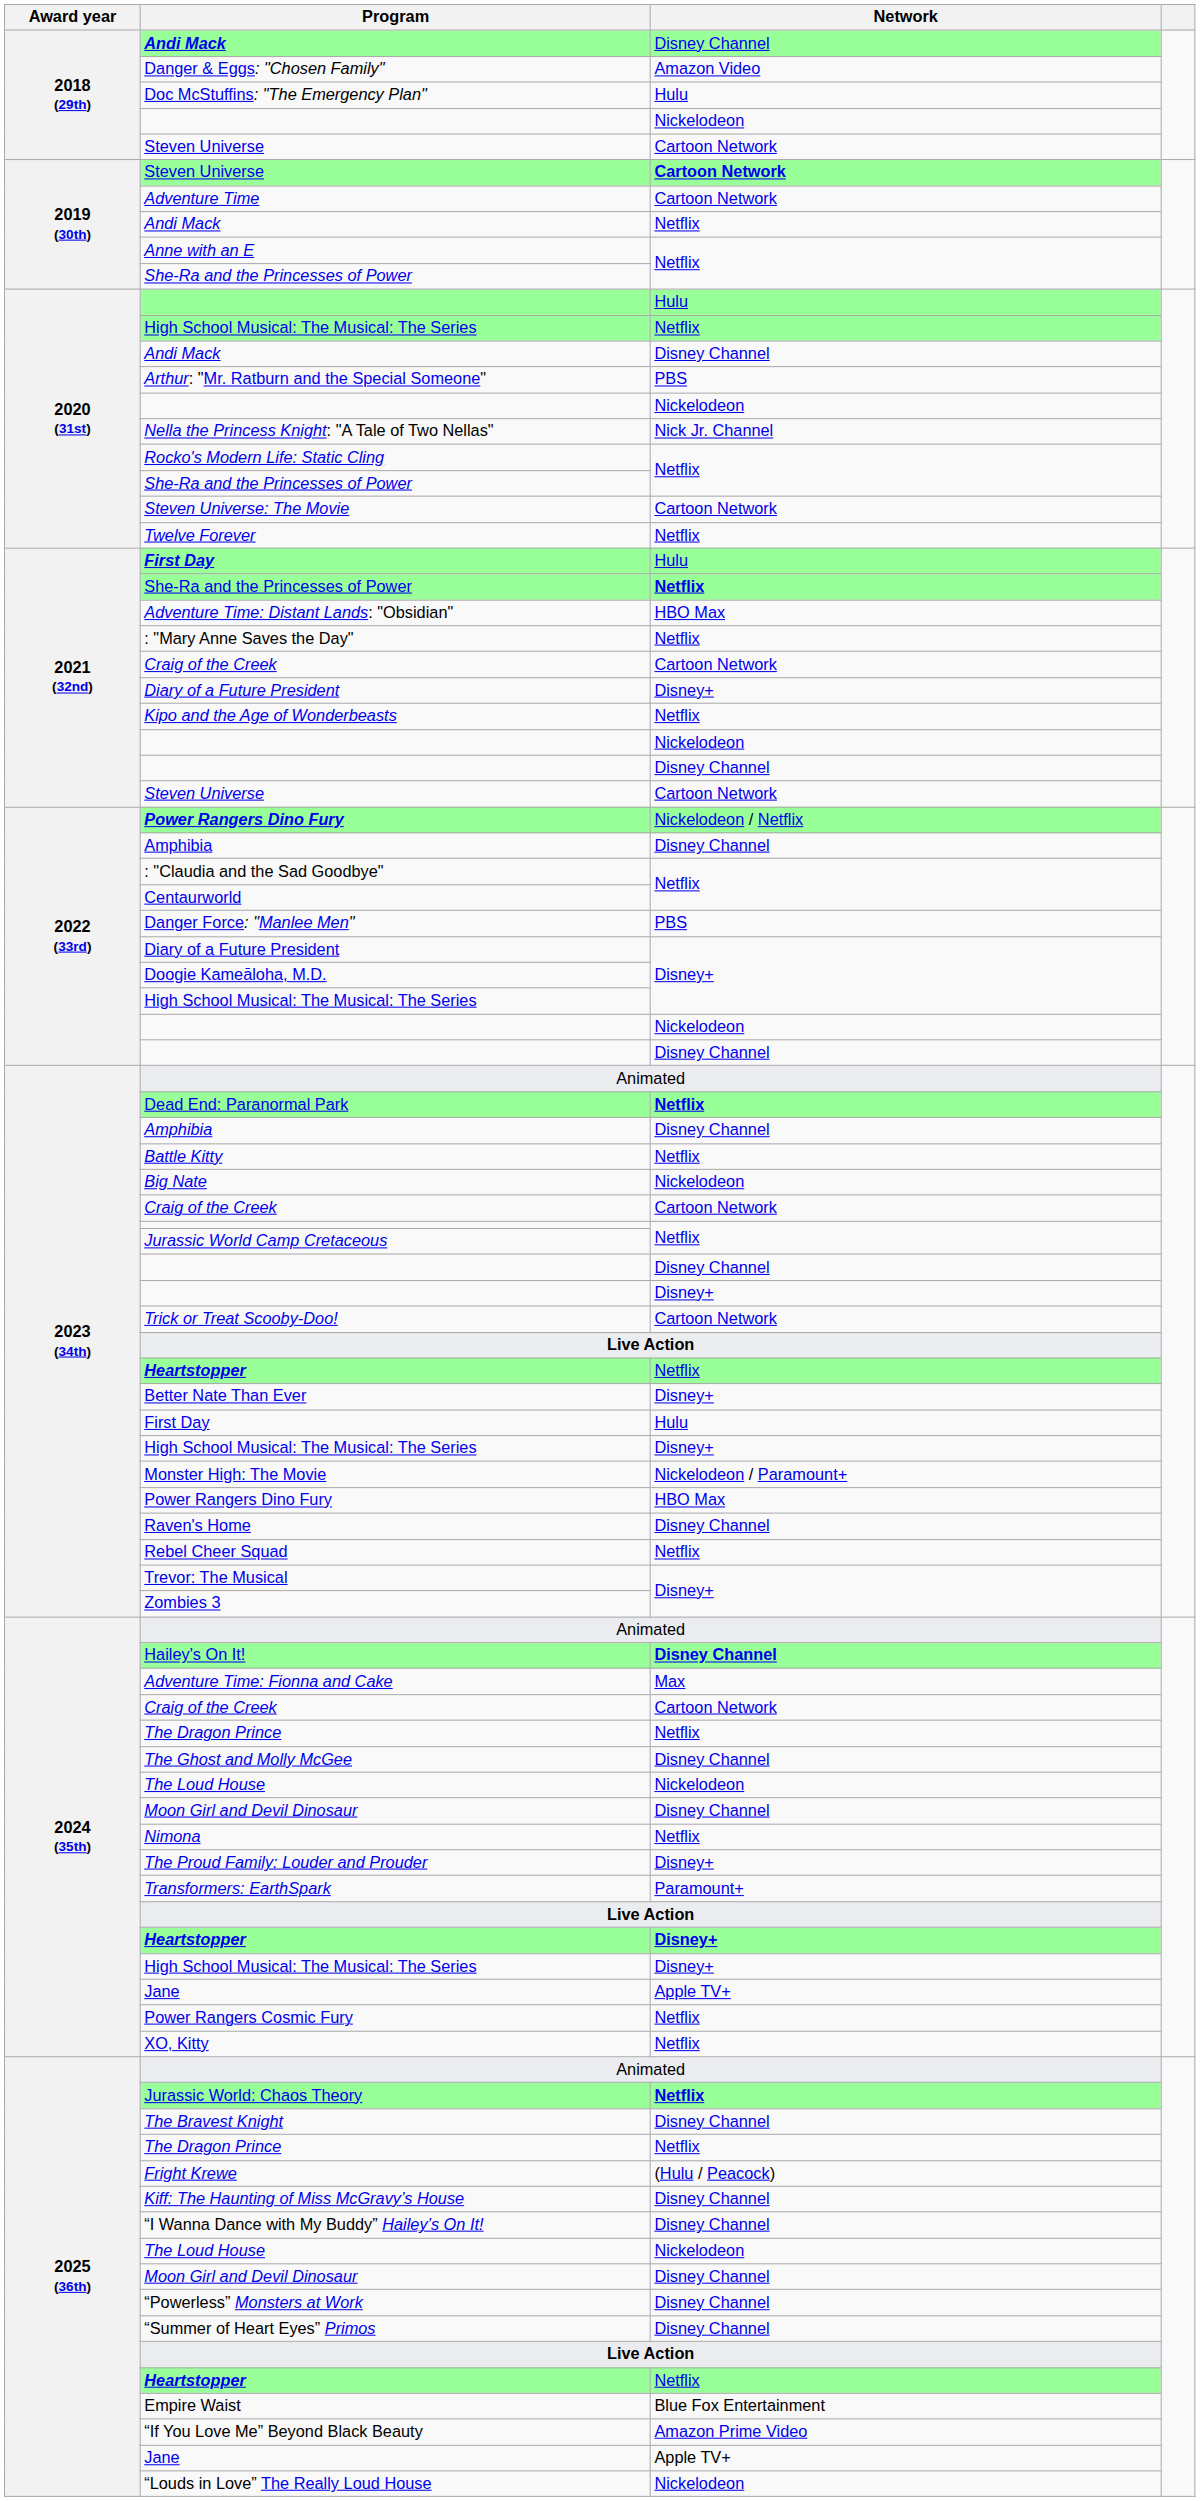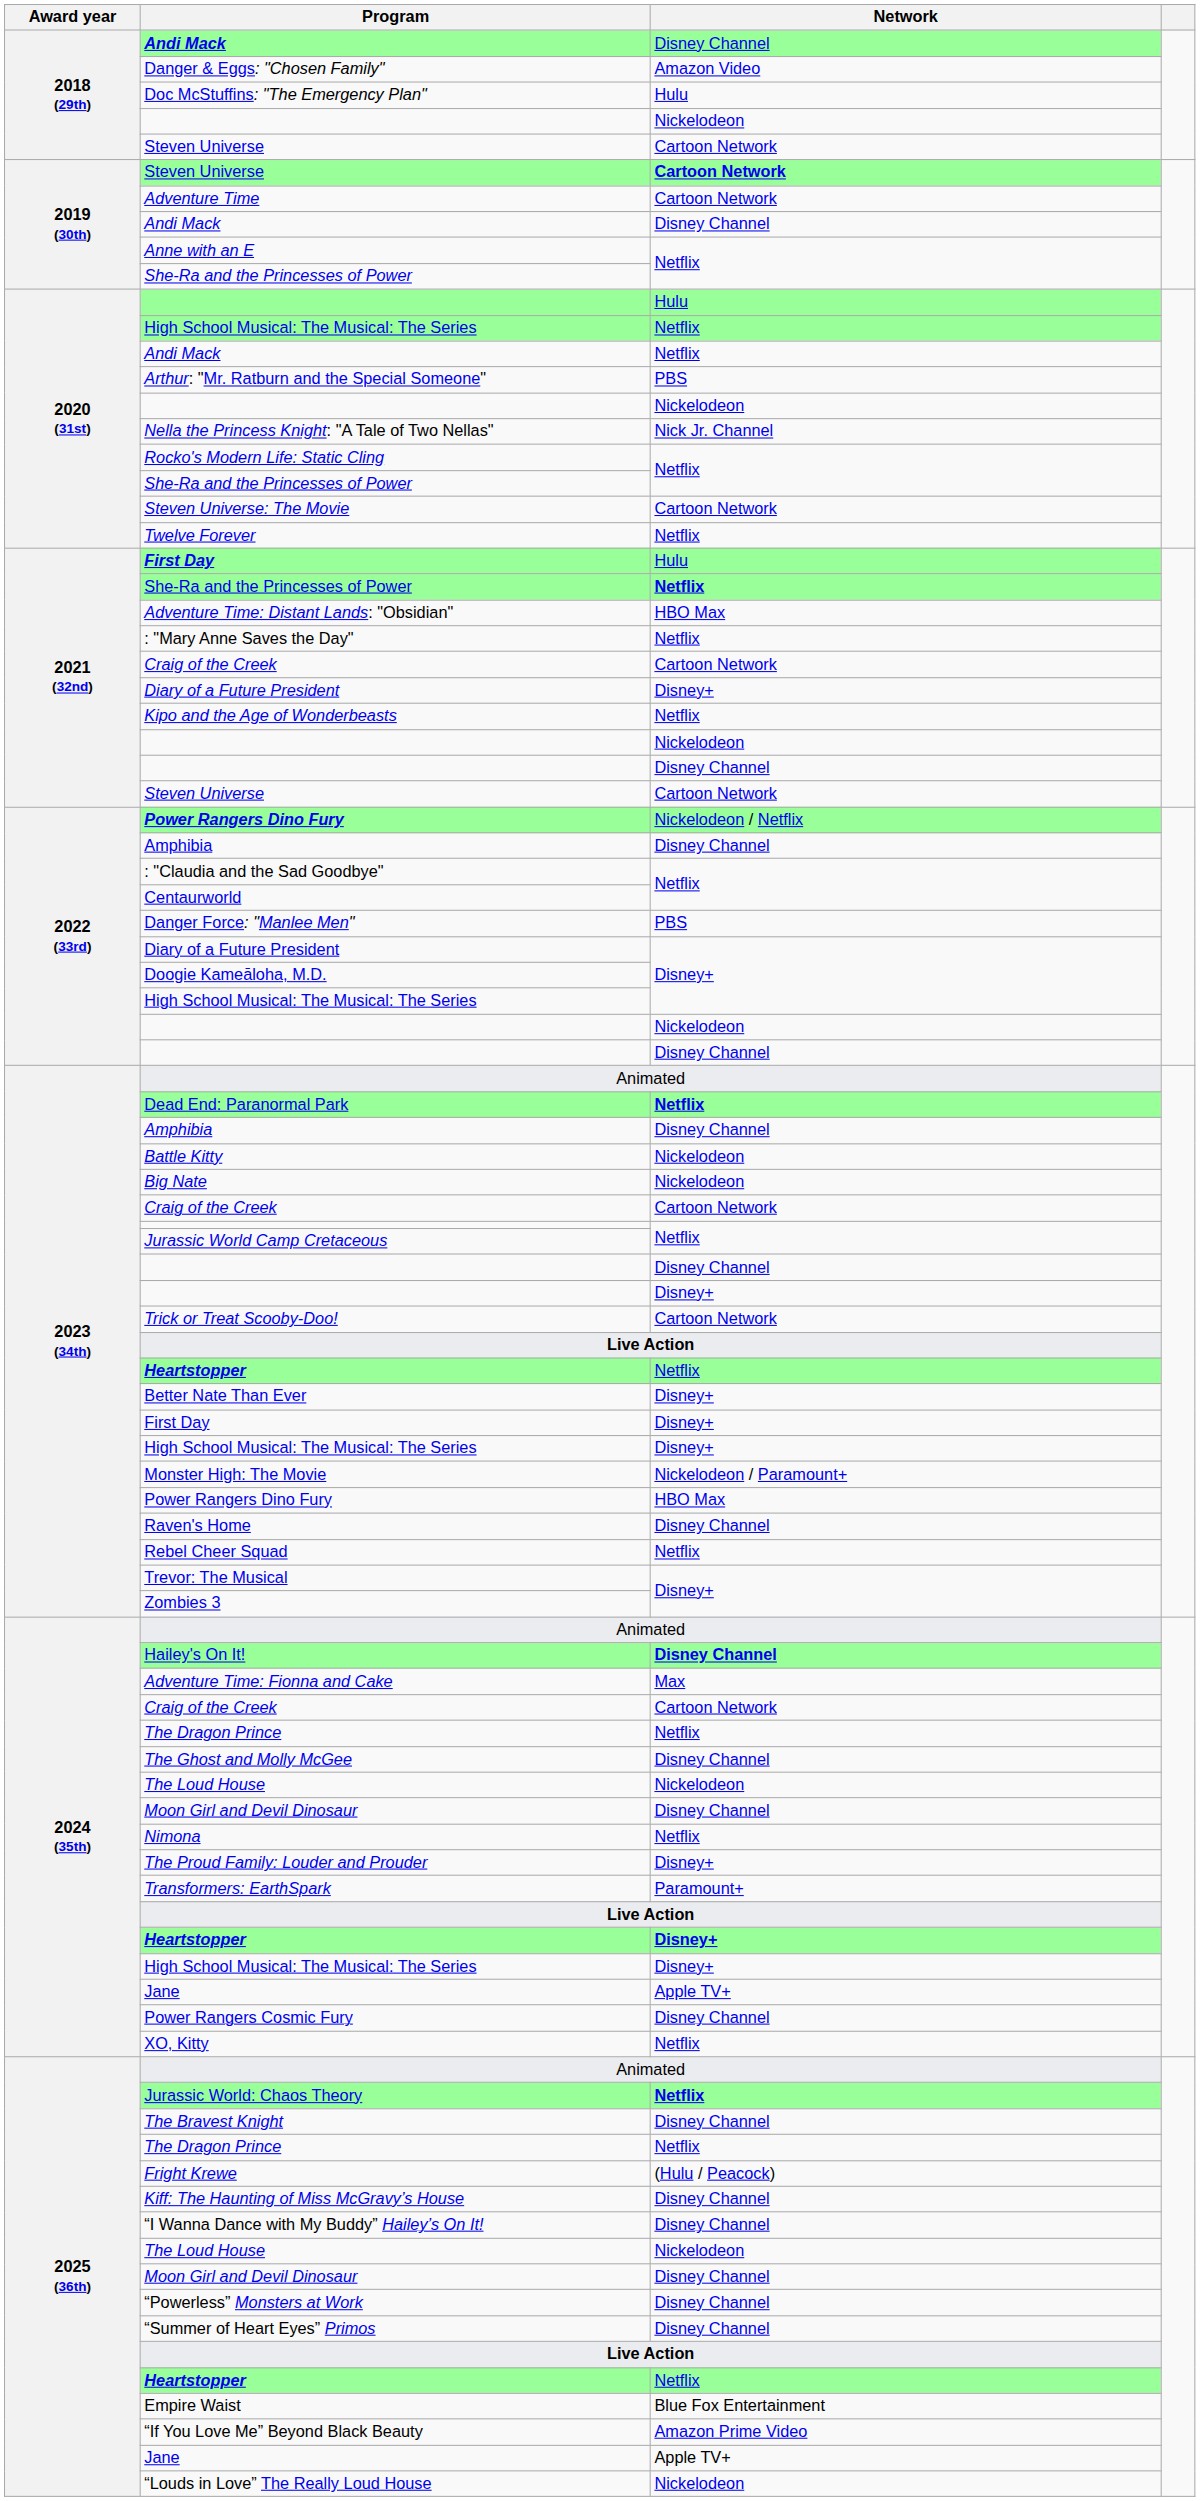(677, 224) Netflix -> (712, 224) Disney Channel
(712, 353) Disney Channel -> (677, 353) Netflix
(677, 1156) Netflix -> (699, 1156) Nickelodeon
(671, 1422) Hulu -> (684, 1422) Disney+
(677, 2017) Netflix -> (712, 2017) Disney Channel
